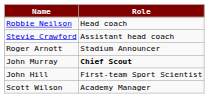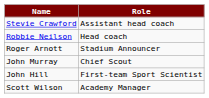rows swapped: (39, 23) <-> (41, 36)
(106, 62) bold -> (106, 62) normal
